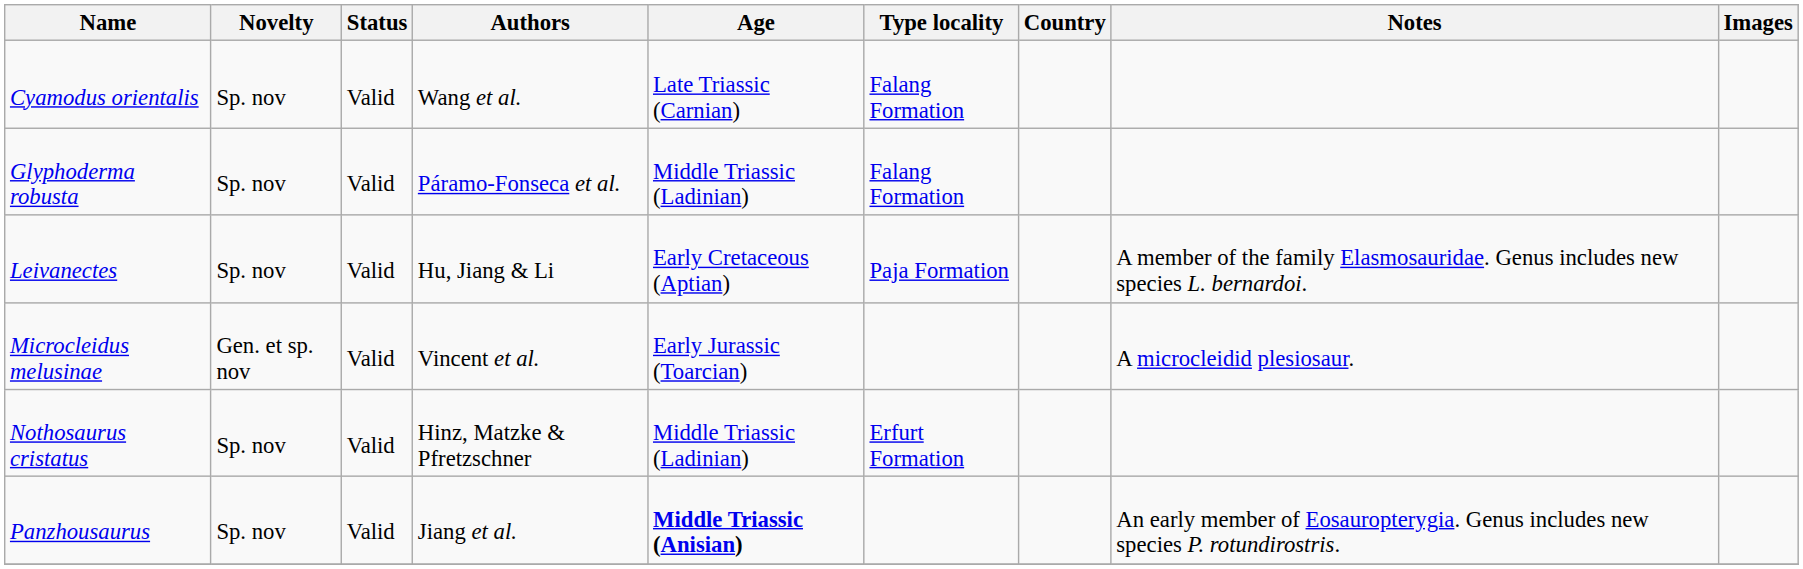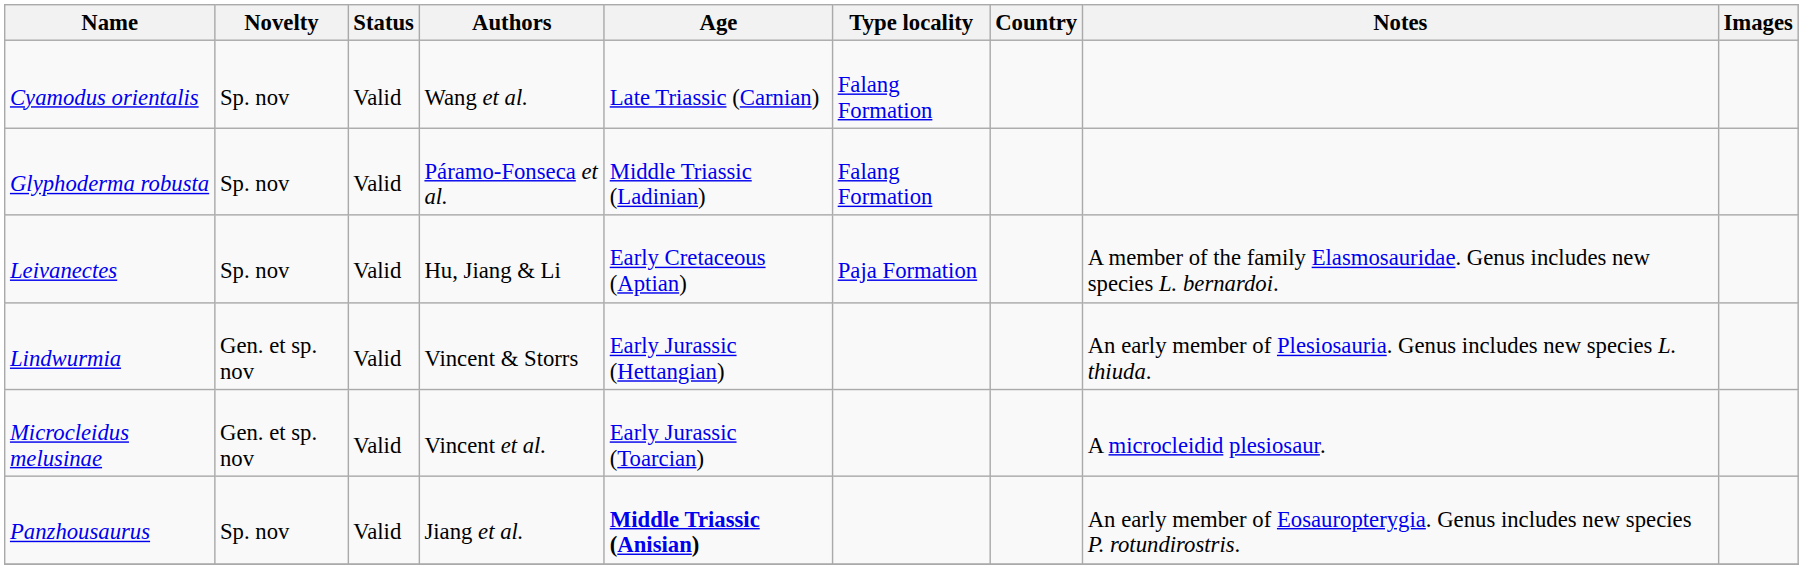+ row: (66, 358)
- row: (68, 445)
